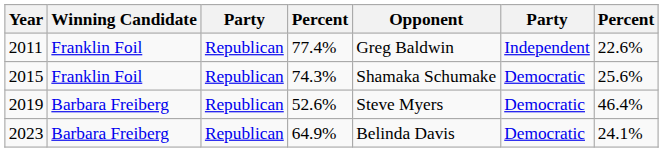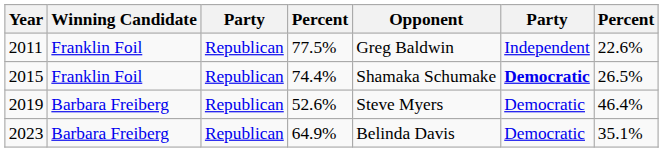(314, 47) 77.4% -> (314, 47) 77.5%
(314, 75) 74.3% -> (314, 75) 74.4%
(545, 75) normal -> (547, 75) bold
(620, 75) 25.6% -> (620, 75) 26.5%
(620, 133) 24.1% -> (620, 133) 35.1%
